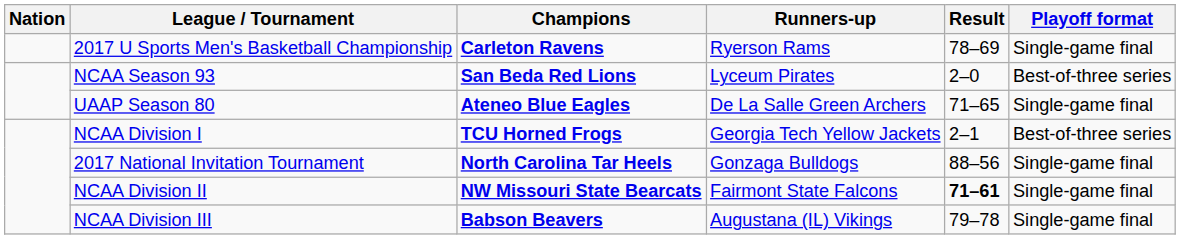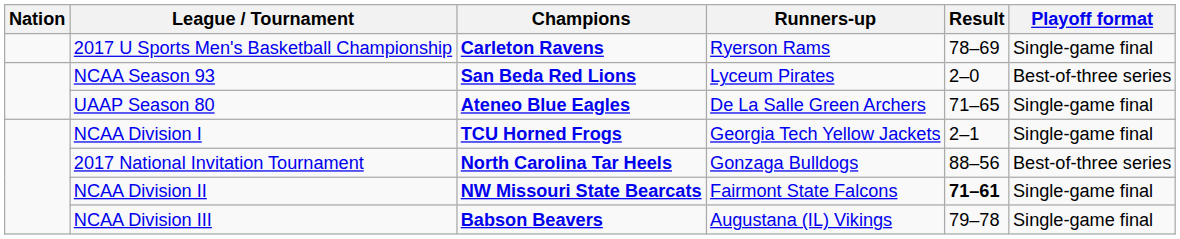(1092, 134) Best-of-three series -> (1083, 134) Single-game final
(1083, 163) Single-game final -> (1092, 163) Best-of-three series
